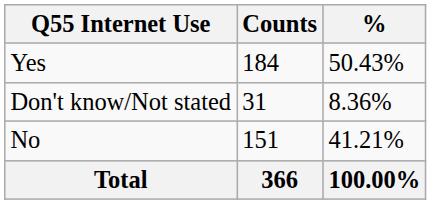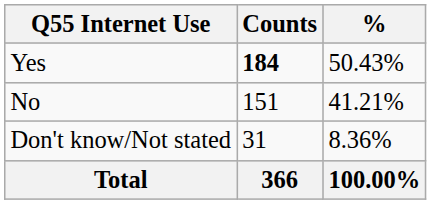(261, 62) normal -> (261, 62) bold
rows swapped: (25, 140) <-> (121, 101)
